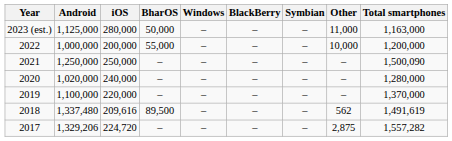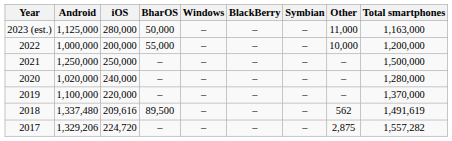(404, 62) 1,500,090 -> (404, 62) 1,500,000
